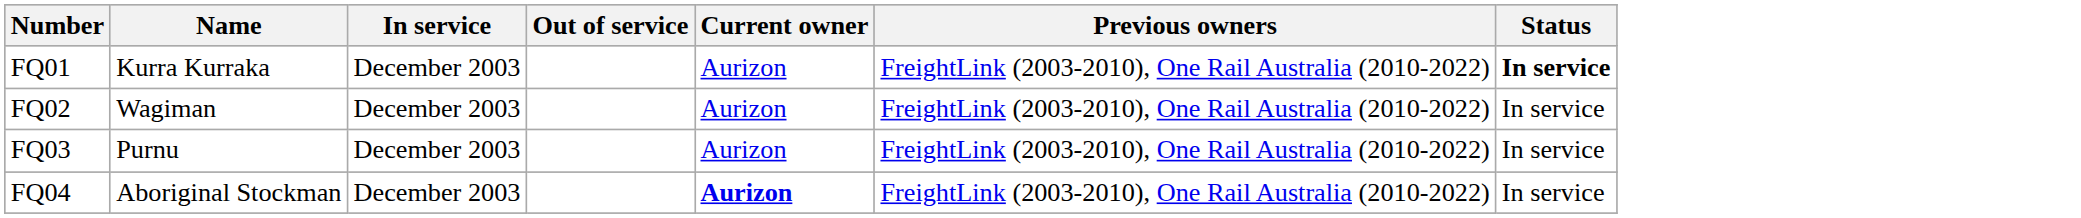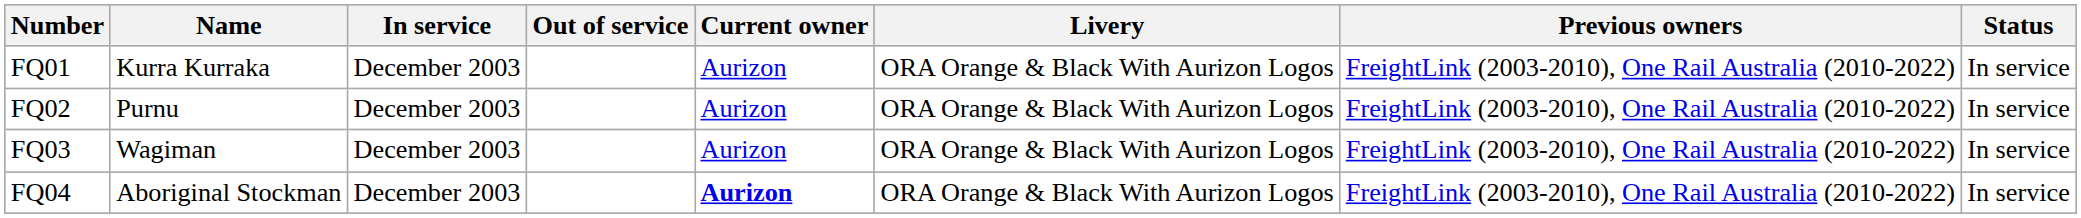+ column: (1107, 25)
(1556, 66) bold -> (2019, 66) normal
(166, 108) Wagiman -> (148, 108) Purnu
(148, 150) Purnu -> (166, 150) Wagiman
